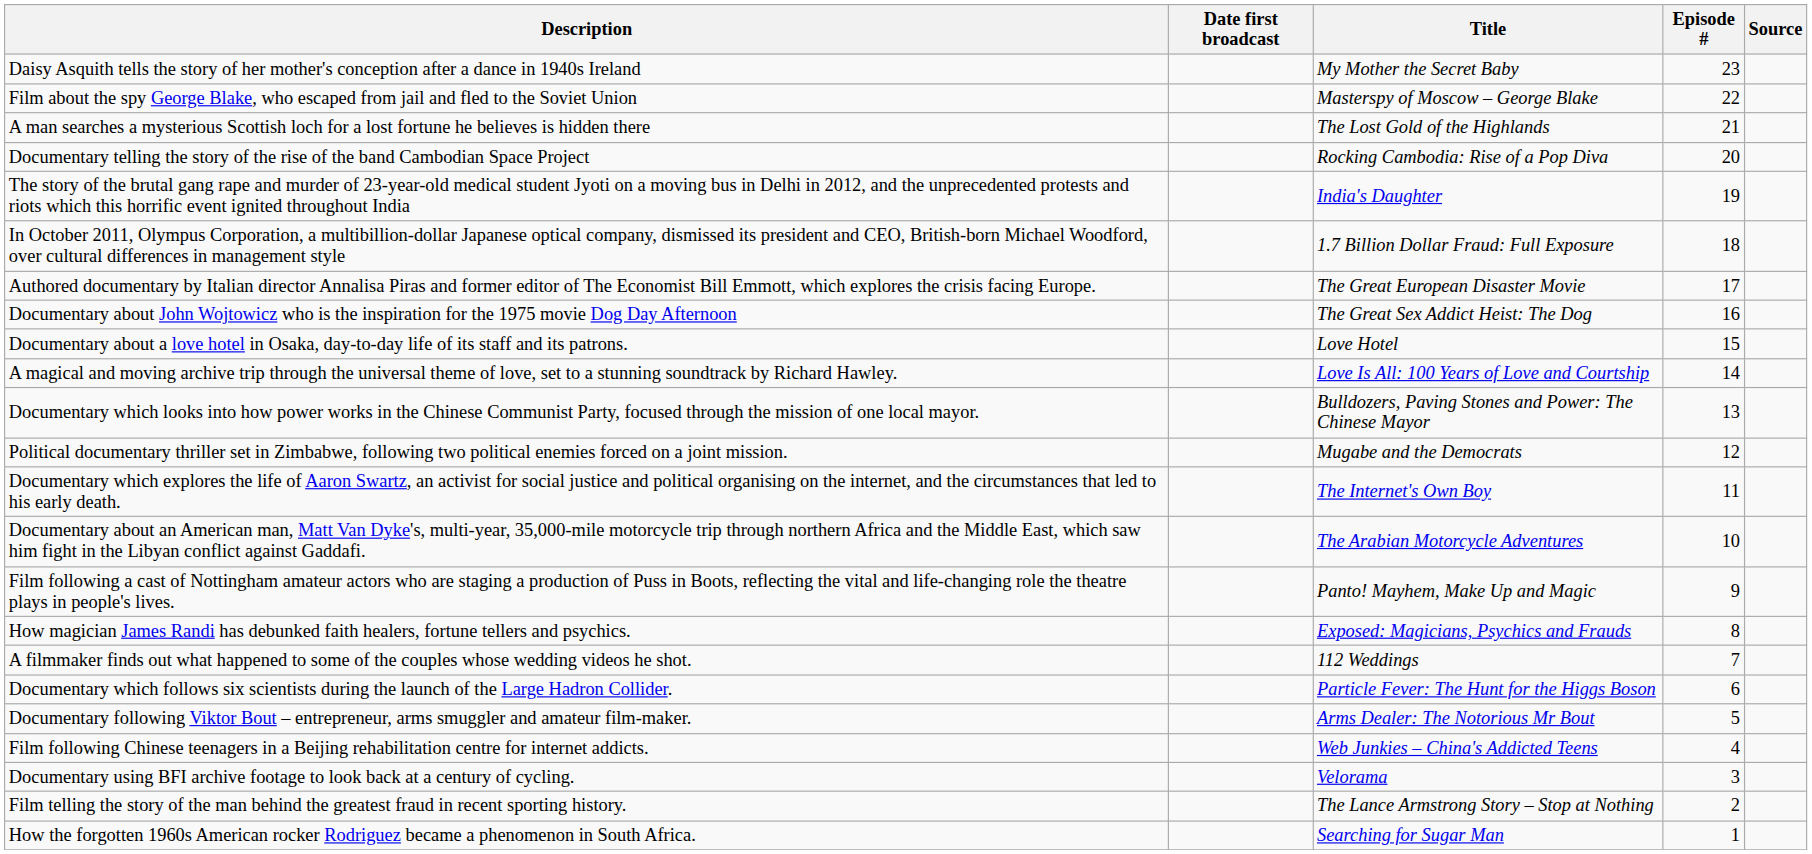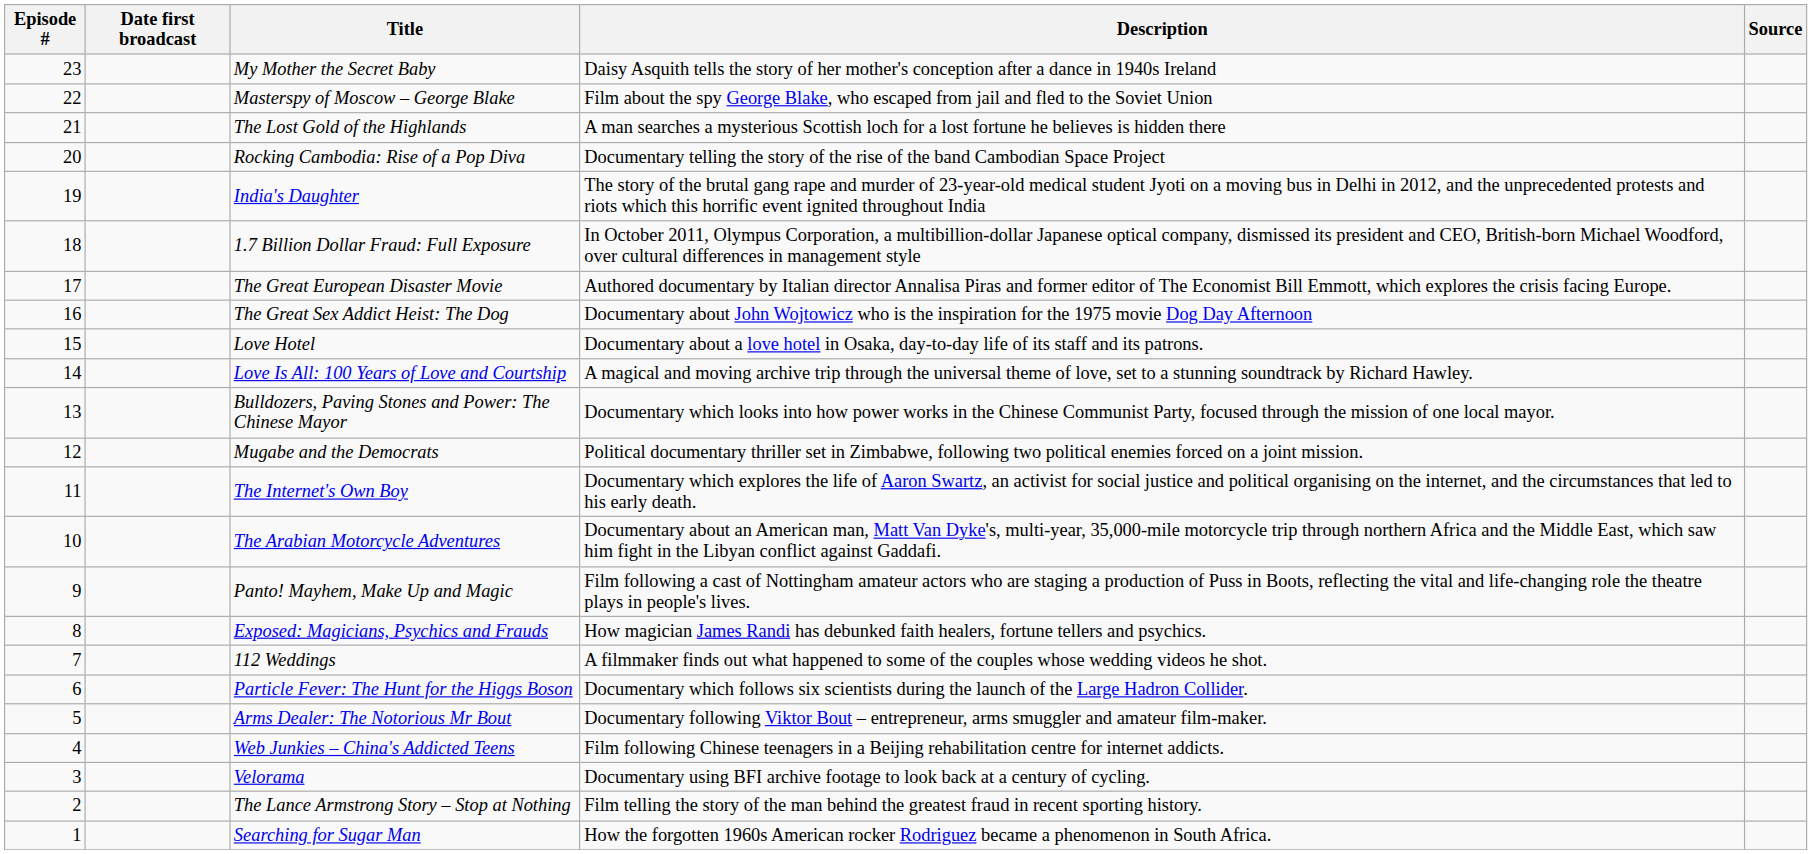columns swapped: (1704, 29) <-> (587, 29)
